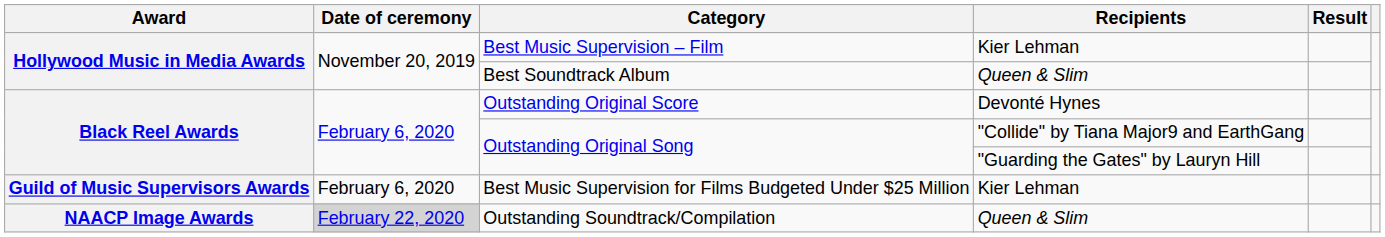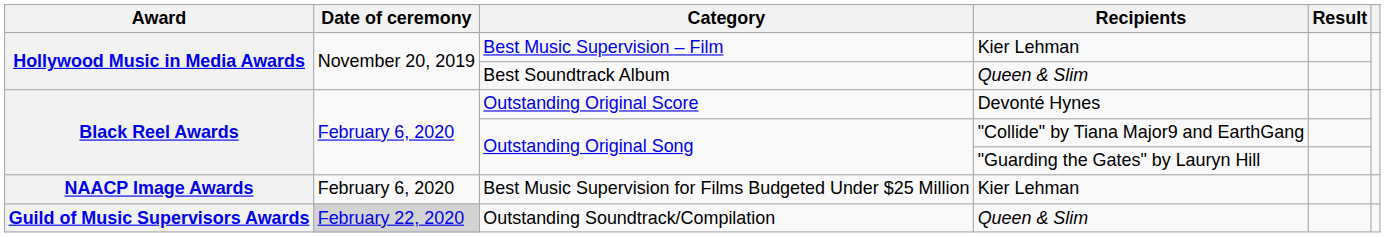(159, 189) Guild of Music Supervisors Awards -> (159, 189) NAACP Image Awards
(159, 217) NAACP Image Awards -> (159, 217) Guild of Music Supervisors Awards
